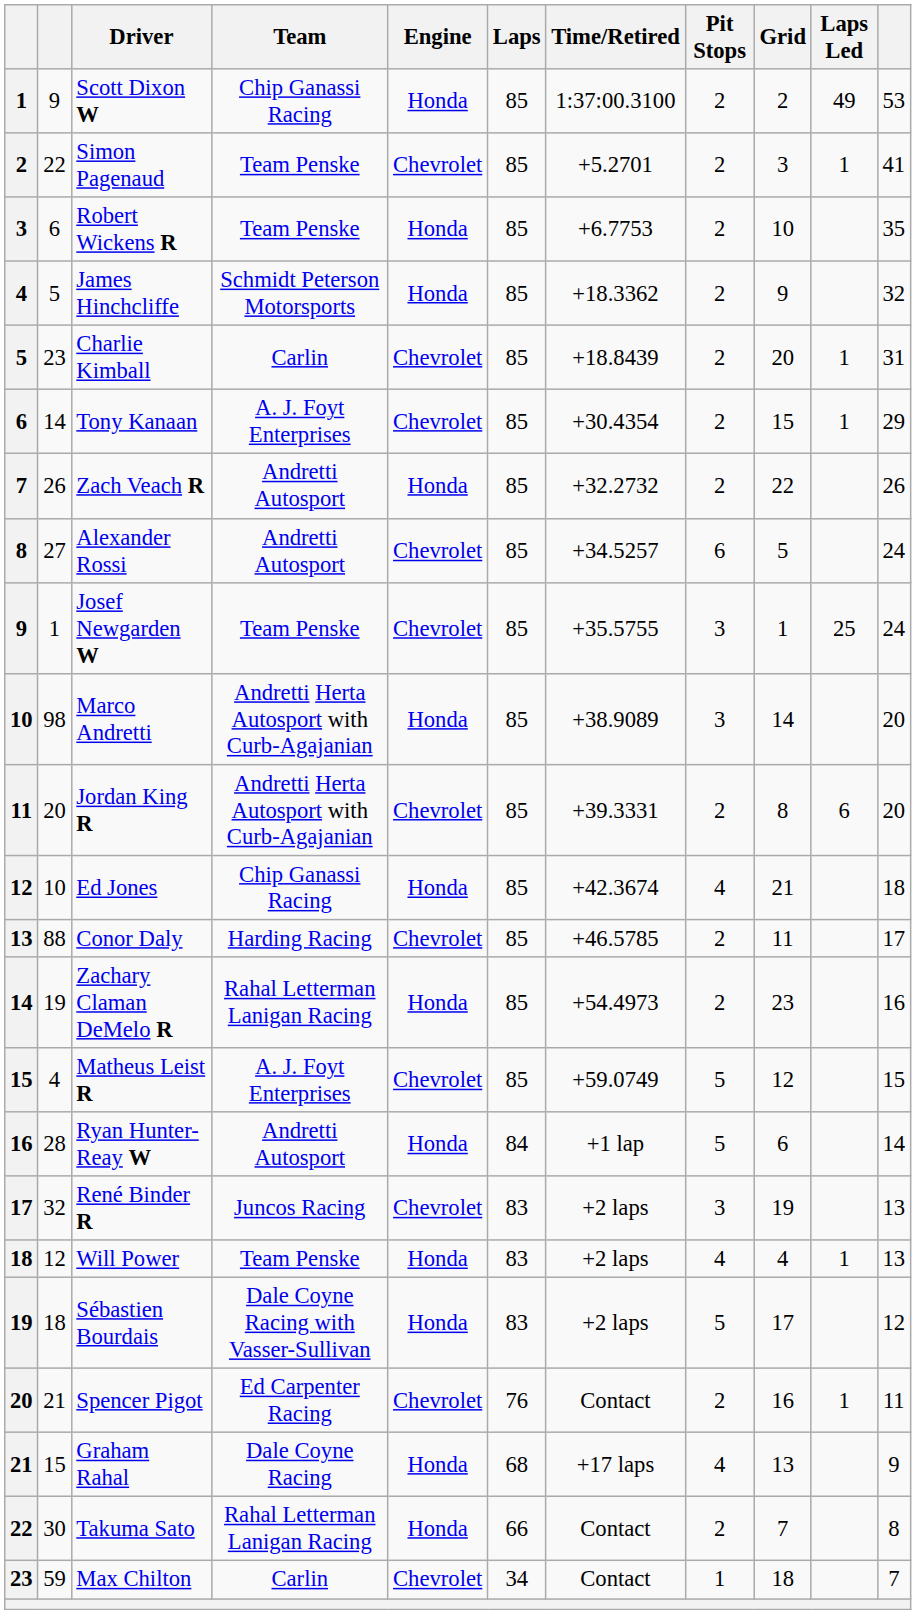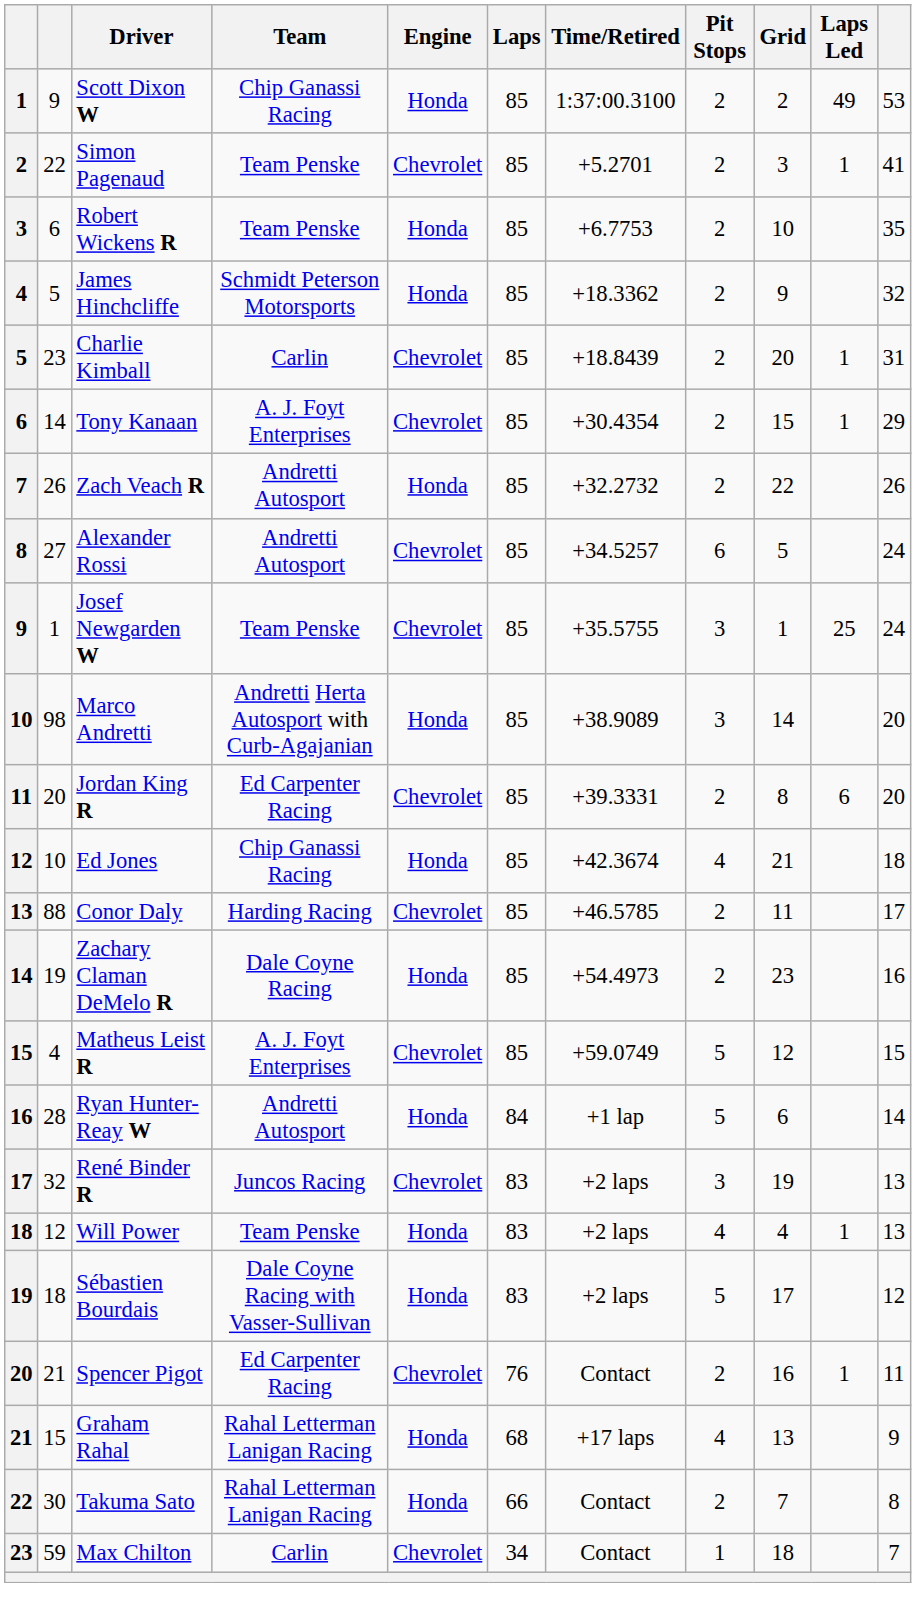(300, 809) Andretti Herta Autosport with Curb-Agajanian -> (300, 796) Ed Carpenter Racing
(300, 1002) Rahal Letterman Lanigan Racing -> (300, 975) Dale Coyne Racing
(300, 1464) Dale Coyne Racing -> (300, 1437) Rahal Letterman Lanigan Racing
